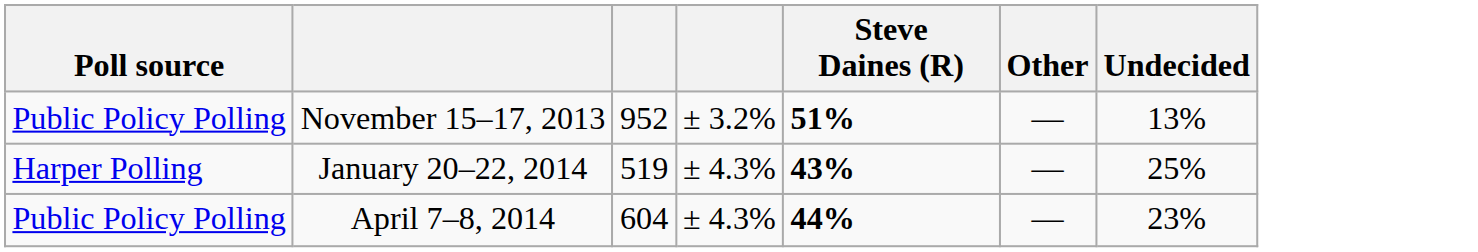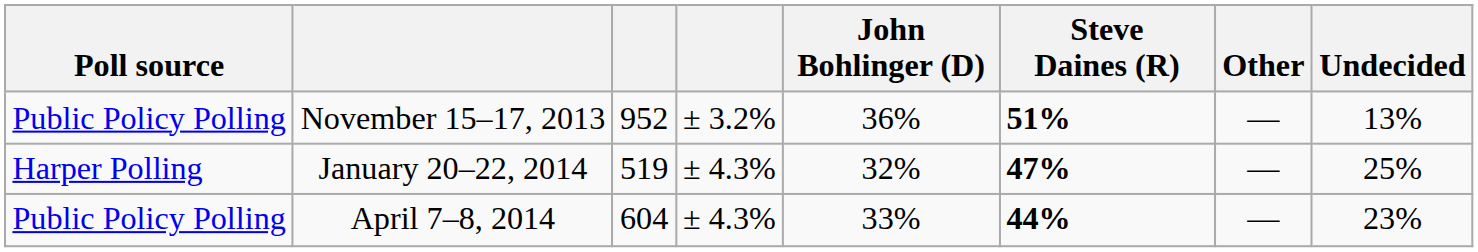+ column: (891, 48)
(823, 168) 43% -> (1039, 168) 47%
